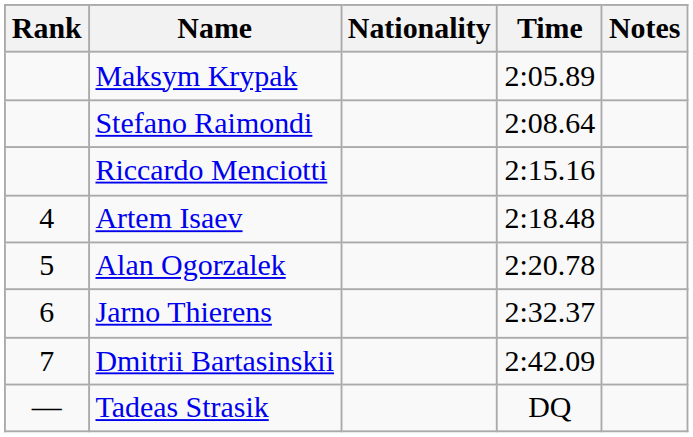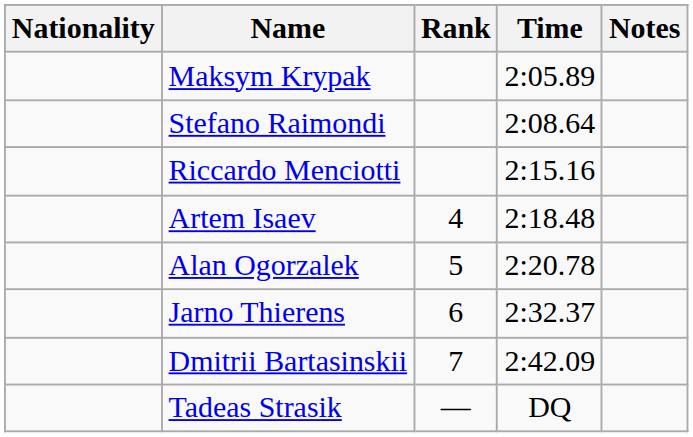columns swapped: (47, 28) <-> (419, 28)
